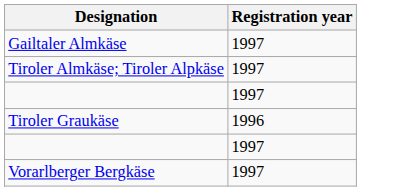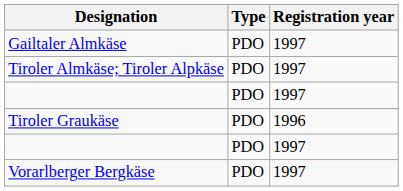+ column: (249, 17)
